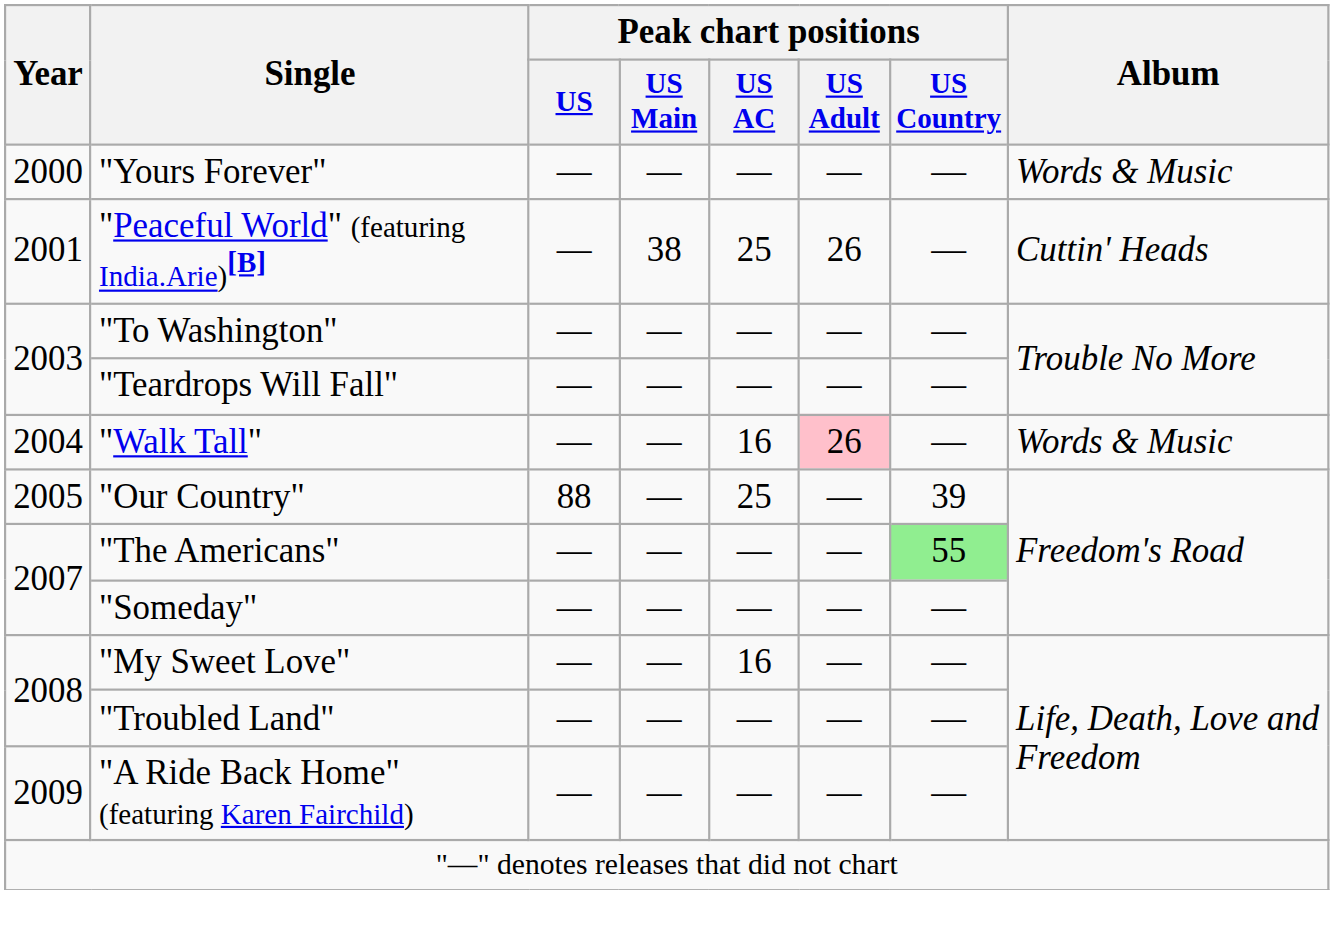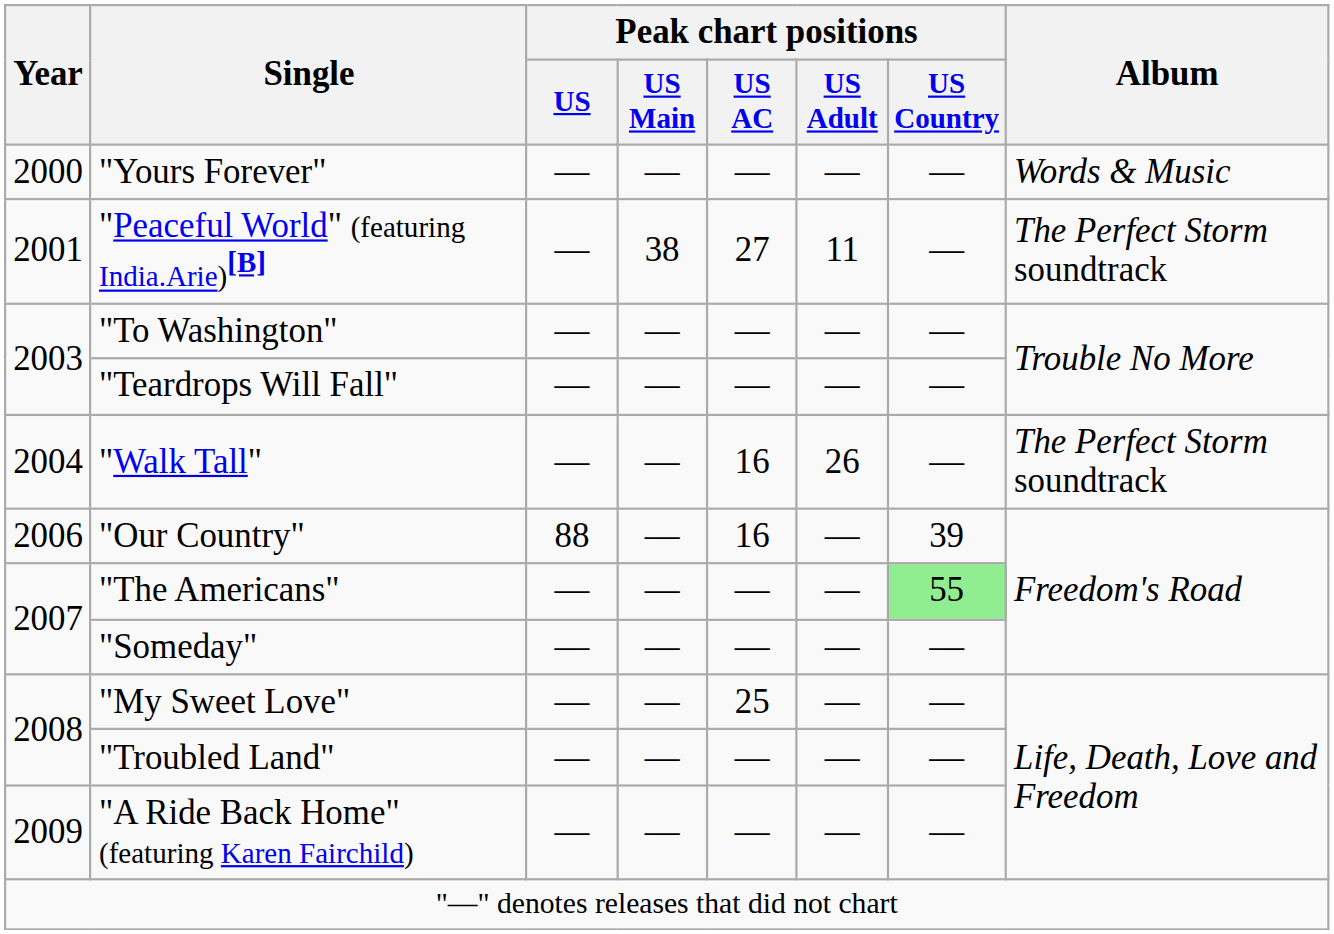(754, 250) 25 -> (752, 250) 27
(844, 250) 26 -> (842, 250) 11
(1112, 250) Cuttin' Heads -> (1141, 250) The Perfect Storm soundtrack
(844, 440) pink background -> (842, 460) no background
(1124, 440) Words & Music -> (1141, 460) The Perfect Storm soundtrack
(48, 496) 2005 -> (48, 535) 2006
(754, 496) 25 -> (752, 535) 16
(754, 662) 16 -> (752, 701) 25
